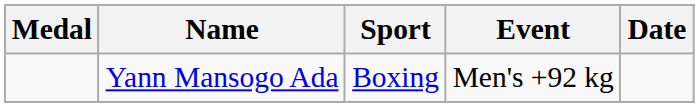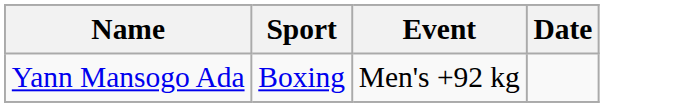- column: (52, 28)
